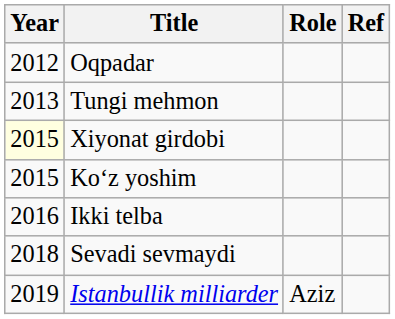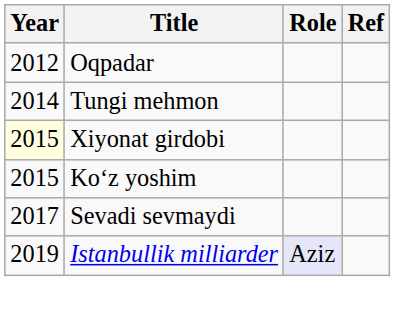(35, 100) 2013 -> (35, 100) 2014
- row: (116, 216)
(35, 255) 2018 -> (35, 216) 2017
(312, 293) no background -> (312, 255) lavender background
